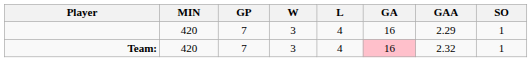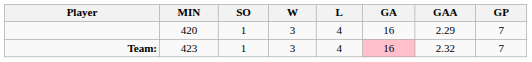columns swapped: (244, 13) <-> (502, 13)
(189, 48) 420 -> (189, 48) 423
